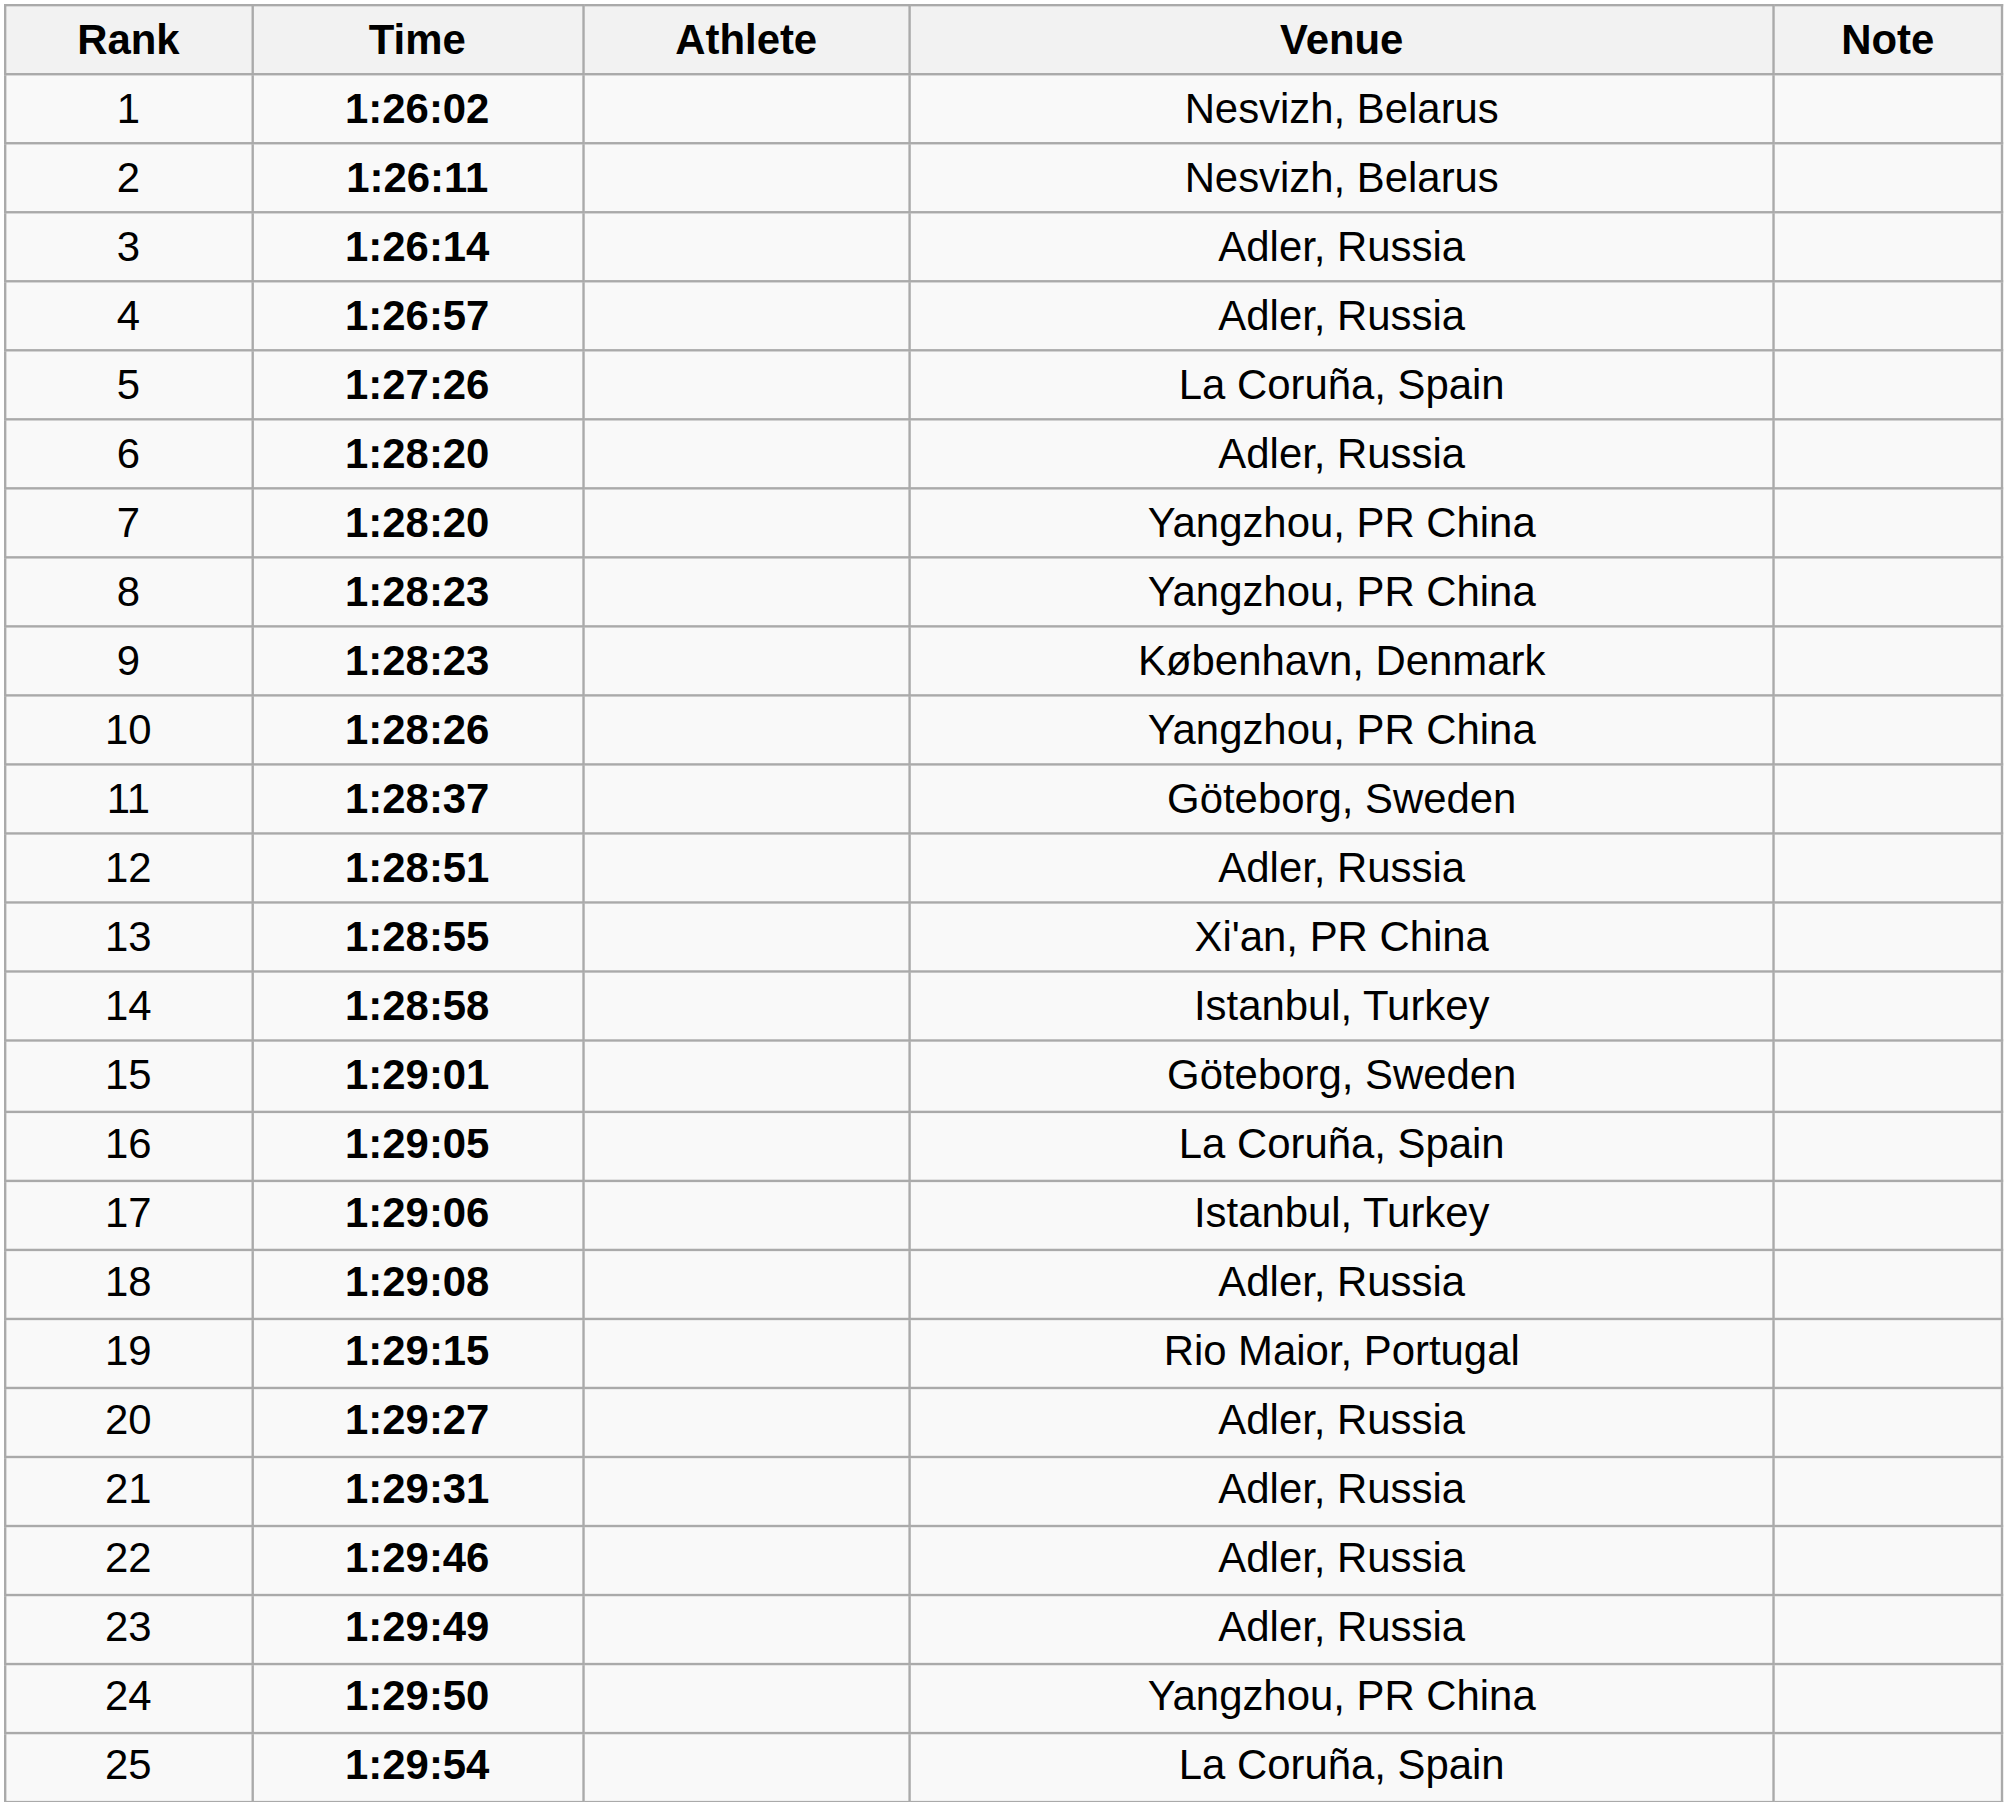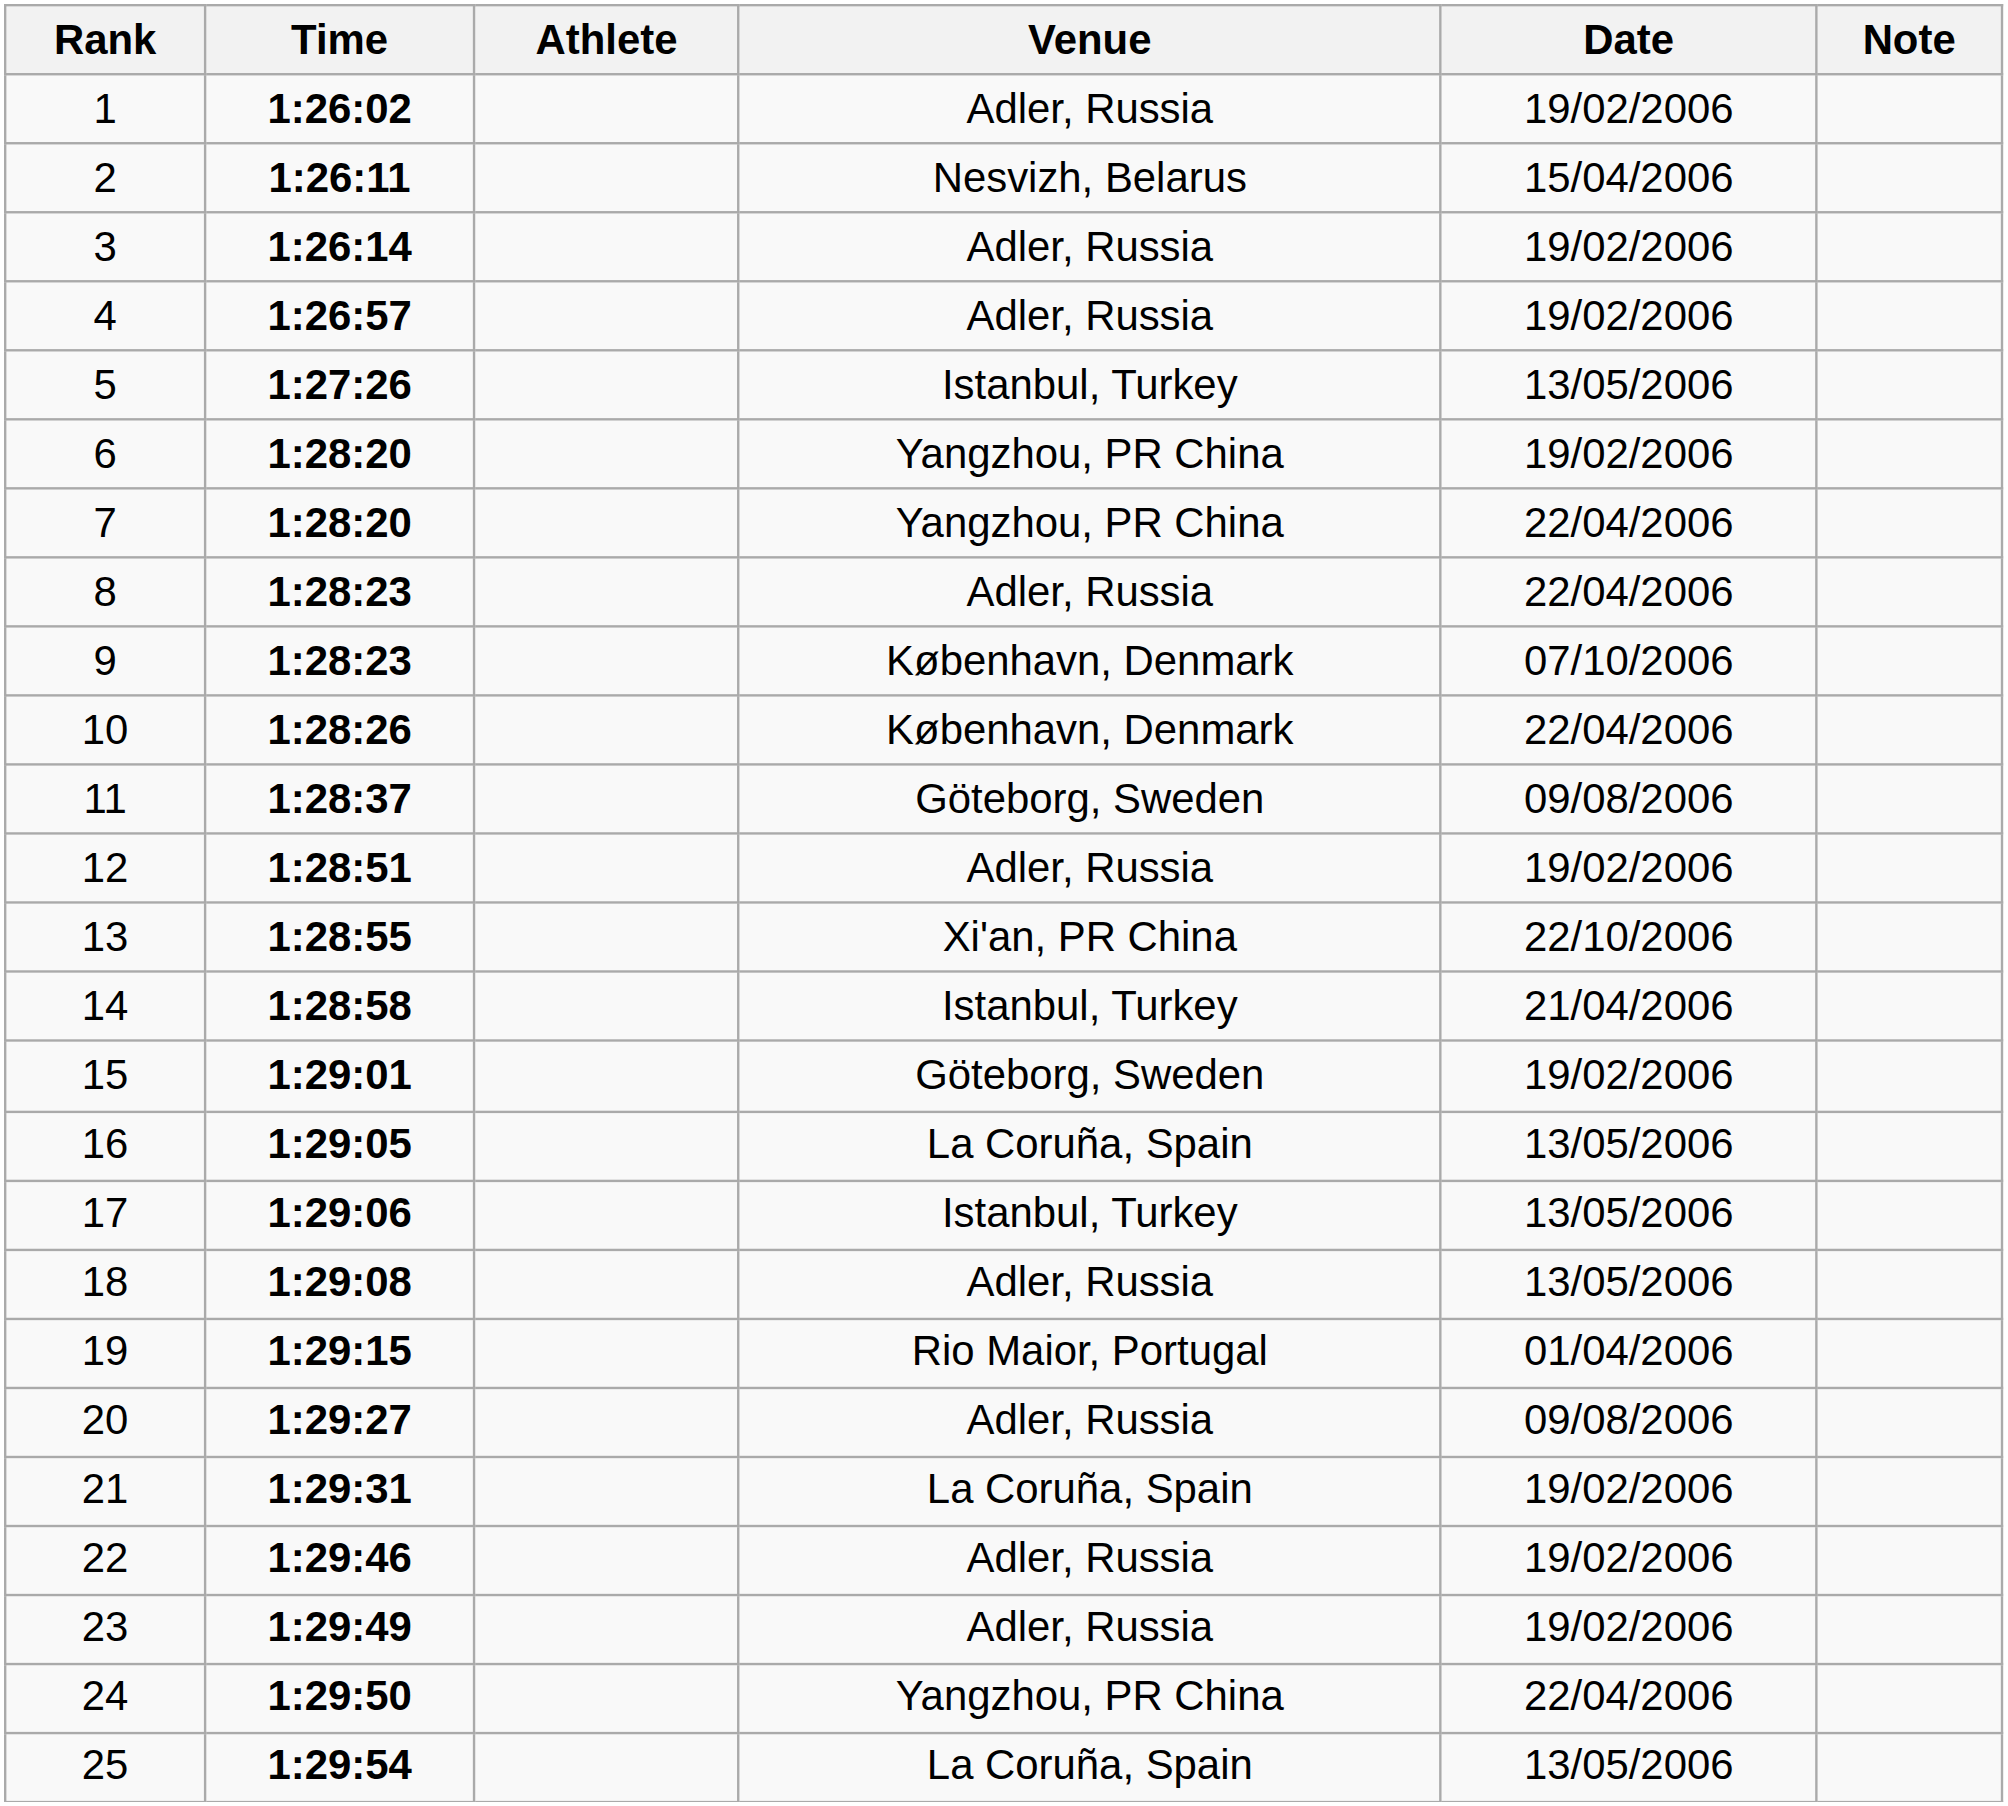+ column: (1629, 38)
(1342, 107) Nesvizh, Belarus -> (1090, 107) Adler, Russia
(1342, 384) La Coruña, Spain -> (1090, 384) Istanbul, Turkey
(1342, 453) Adler, Russia -> (1090, 453) Yangzhou, PR China
(1342, 591) Yangzhou, PR China -> (1090, 591) Adler, Russia
(1342, 729) Yangzhou, PR China -> (1090, 729) København, Denmark
(1342, 1489) Adler, Russia -> (1090, 1489) La Coruña, Spain
